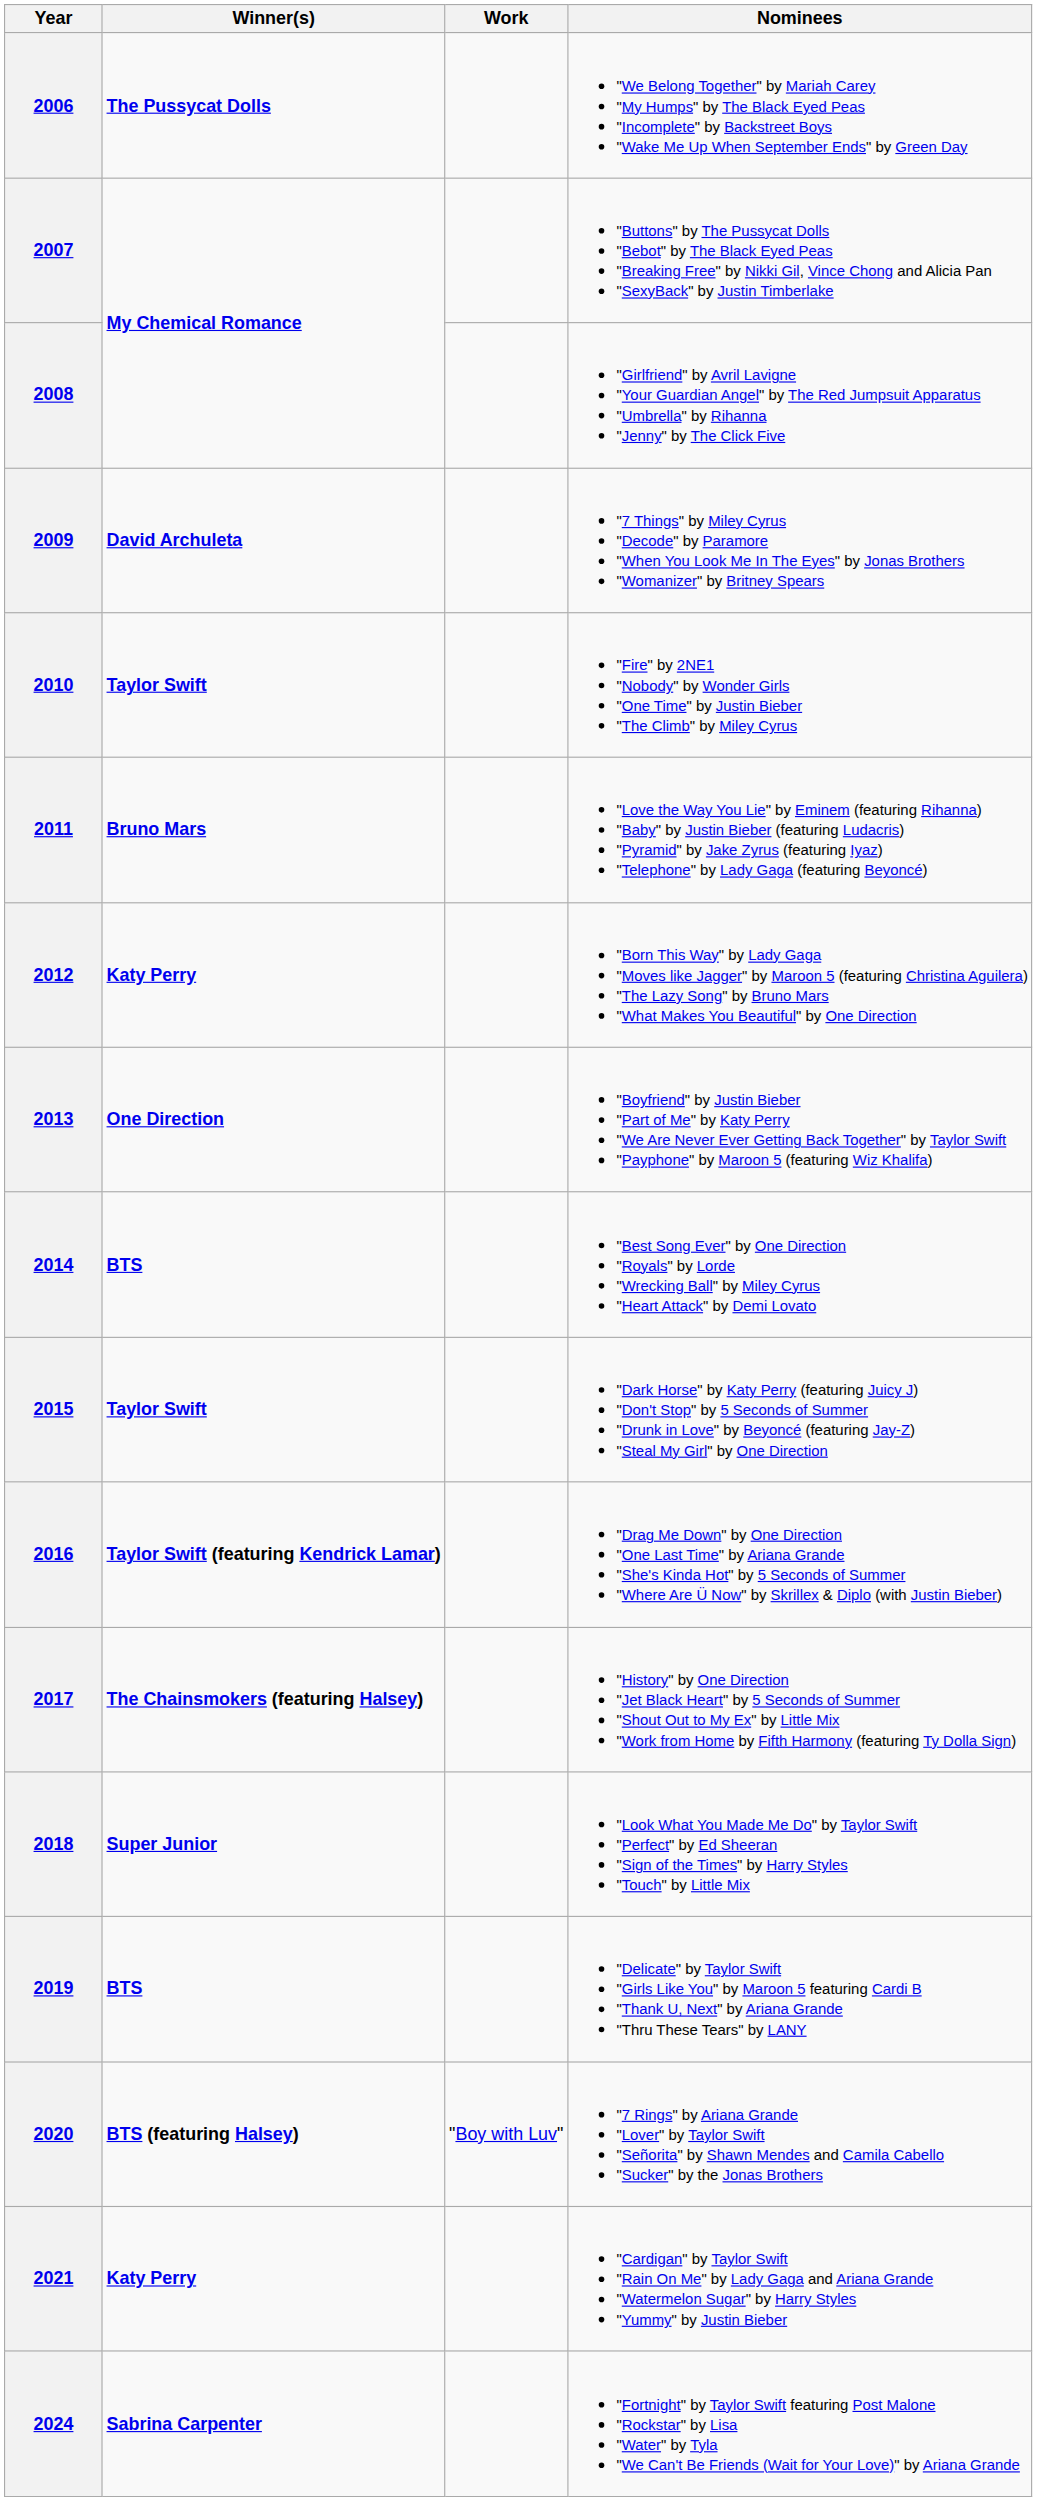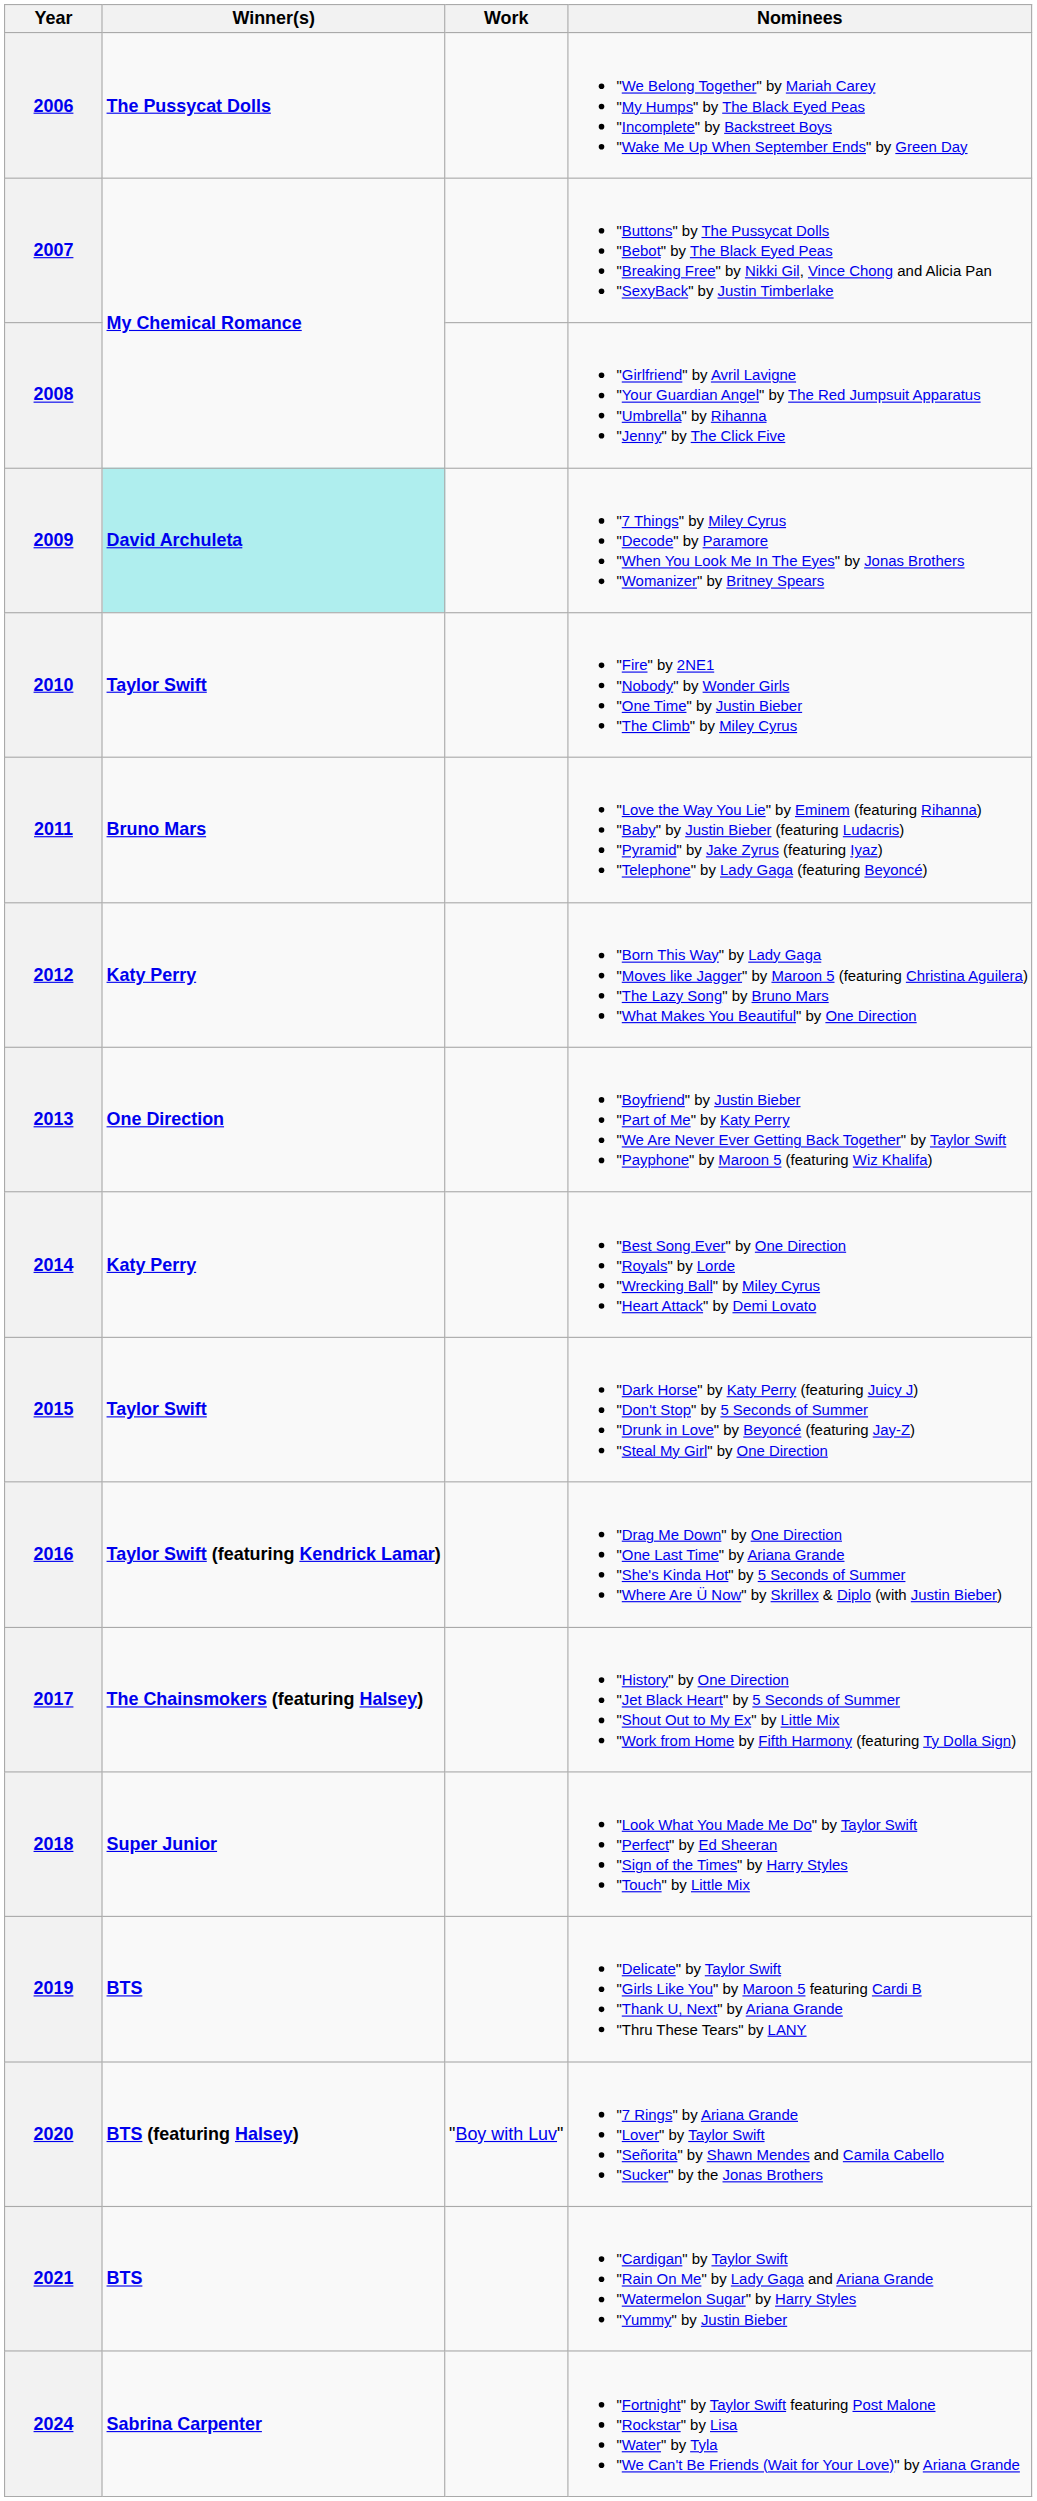(174, 540) no background -> (174, 540) paleturquoise background
(124, 1264) BTS -> (151, 1264) Katy Perry
(151, 2278) Katy Perry -> (124, 2278) BTS
